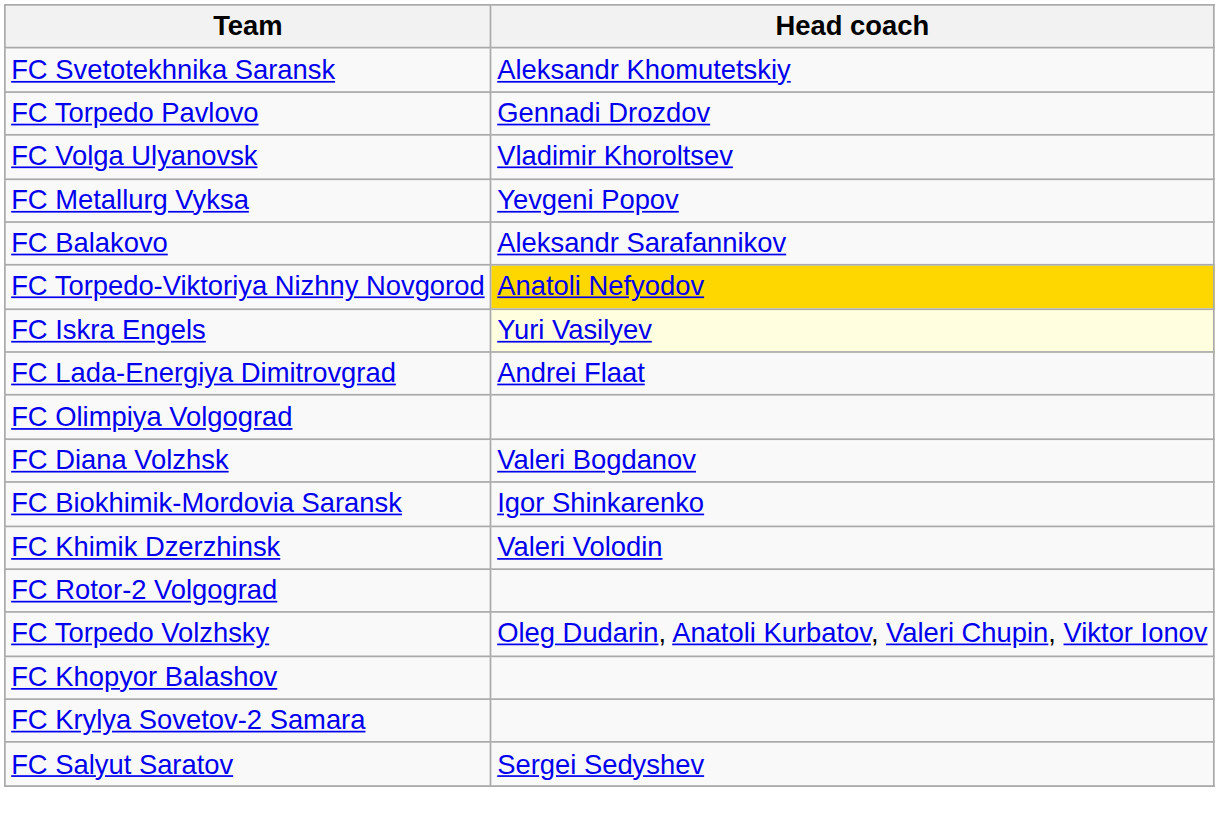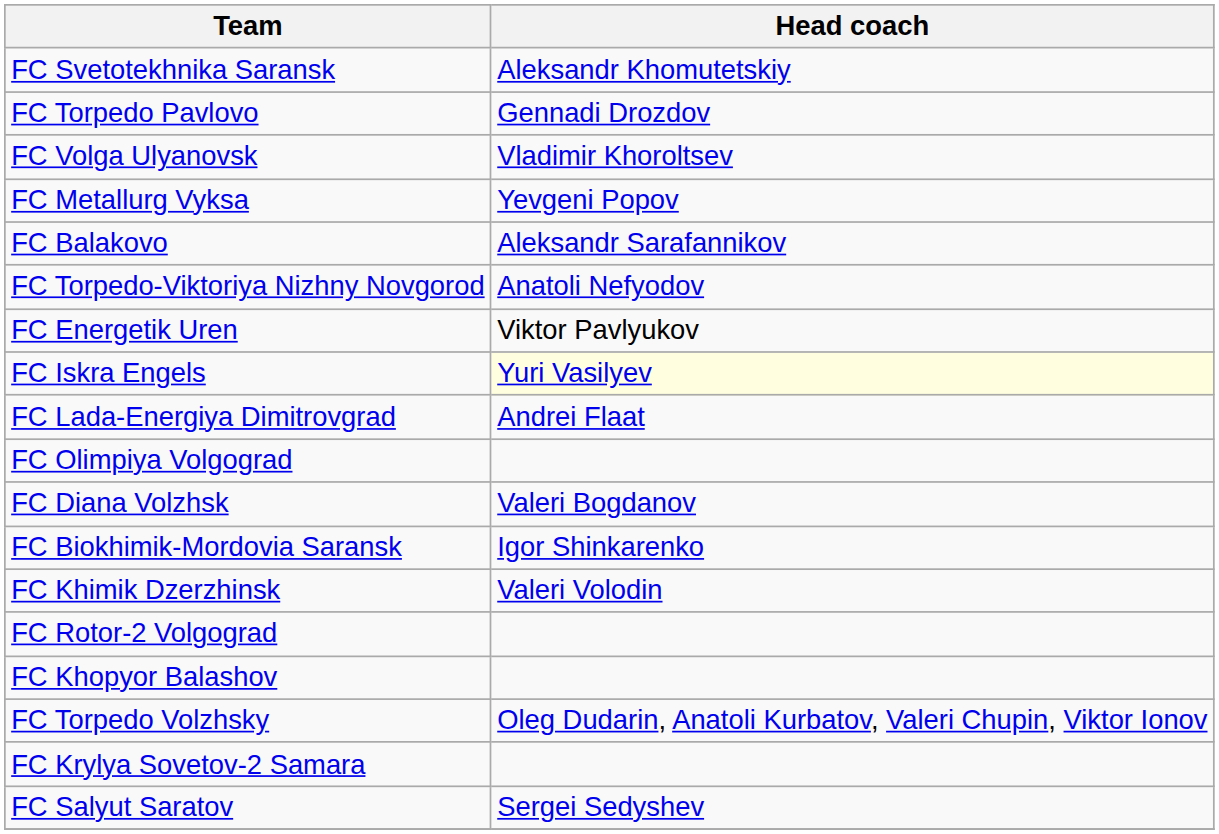(601, 286) gold background -> (601, 286) no background
+ row: (124, 329)
rows swapped: (144, 677) <-> (140, 633)
